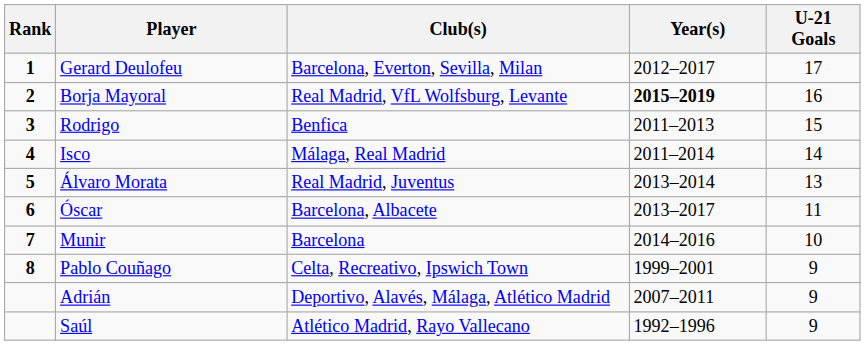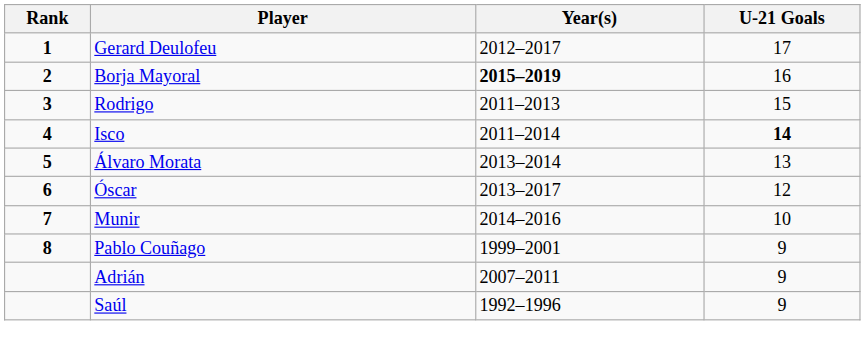- column: (458, 29)
(813, 153) normal -> (782, 133) bold
(813, 211) 11 -> (782, 190) 12
